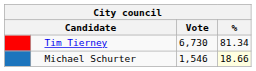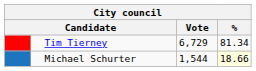(193, 43) 6,730 -> (193, 43) 6,729
(193, 58) 1,546 -> (193, 58) 1,544
